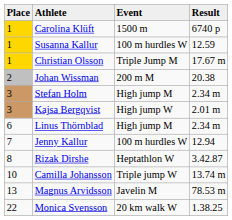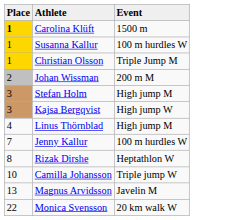- column: (206, 12)
(9, 28) normal -> (9, 28) bold
(9, 126) 6 -> (9, 126) 4
